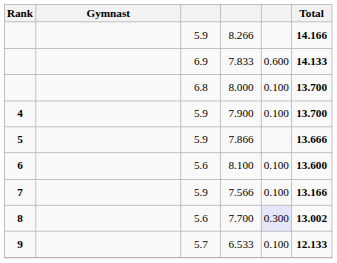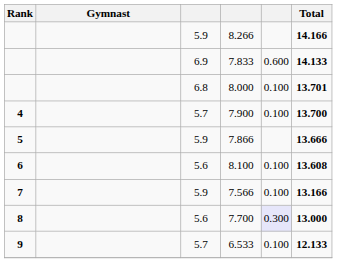(312, 87) 13.700 -> (312, 87) 13.701
(201, 113) 5.9 -> (201, 113) 5.7
(312, 166) 13.600 -> (312, 166) 13.608
(312, 218) 13.002 -> (312, 218) 13.000
